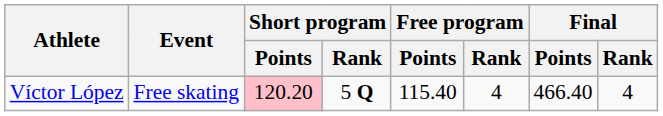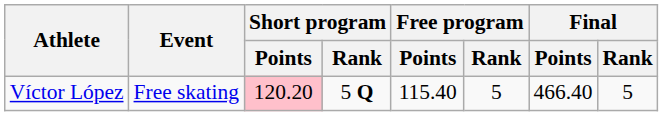(496, 93) 4 -> (496, 93) 5
(628, 93) 4 -> (628, 93) 5
